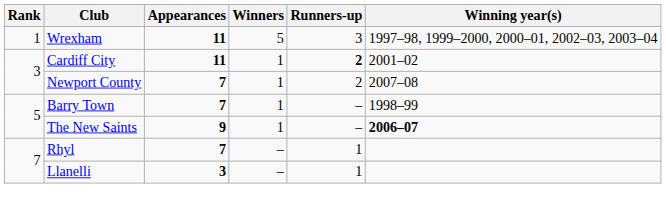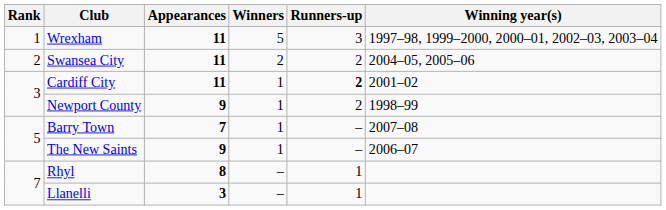+ row: (86, 60)
(223, 82) 7 -> (223, 104) 9
(394, 82) 2007–08 -> (394, 104) 1998–99
(394, 104) 1998–99 -> (394, 127) 2007–08
(394, 127) bold -> (394, 149) normal
(223, 149) 7 -> (223, 171) 8
